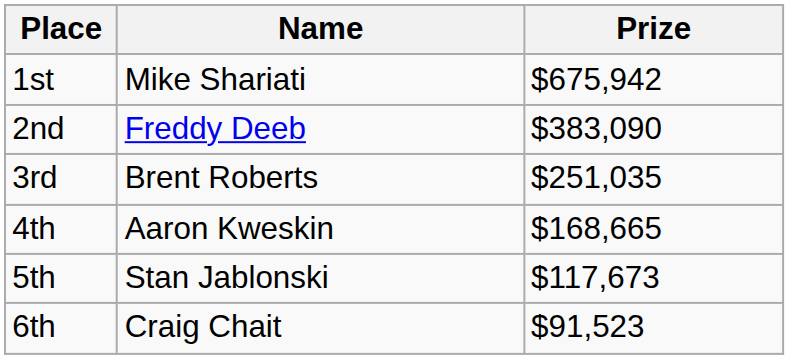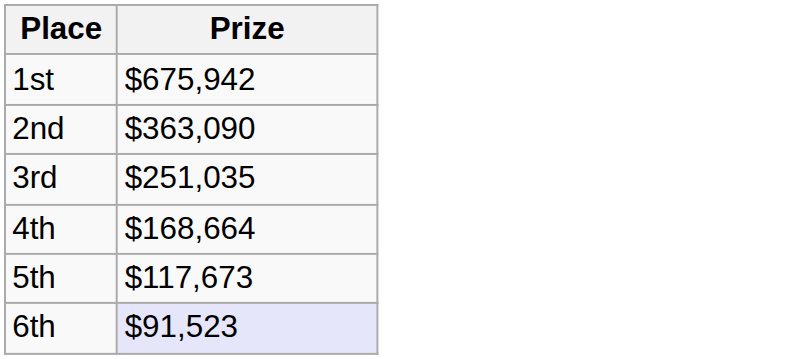- column: (321, 29)
(597, 128) $383,090 -> (190, 128) $363,090
(597, 228) $168,665 -> (190, 228) $168,664
(588, 327) no background -> (181, 327) lavender background
